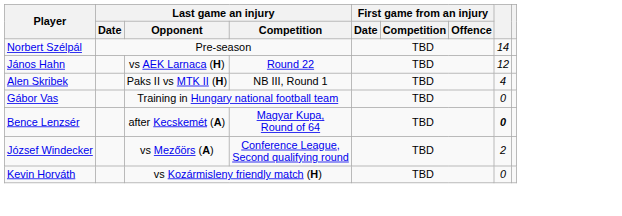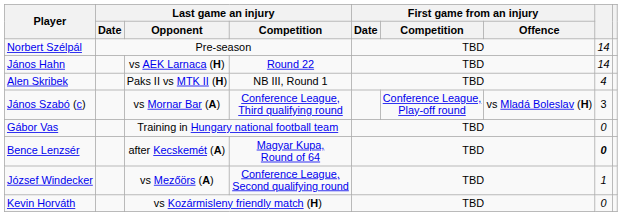(503, 64) 12 -> (603, 64) 14
+ row: (46, 104)
(503, 151) 2 -> (603, 180) 1
